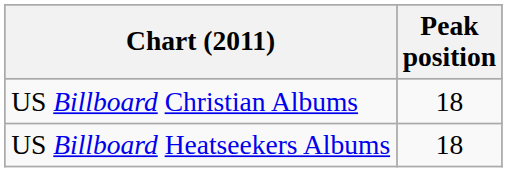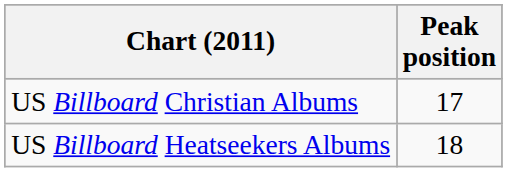(449, 100) 18 -> (449, 100) 17
